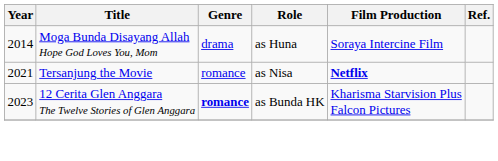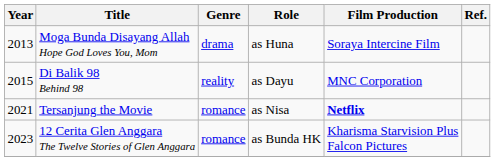(20, 44) 2014 -> (20, 44) 2013
+ row: (69, 80)
(225, 102) bold -> (223, 138) normal
